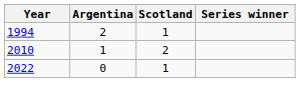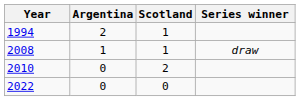+ row: (21, 50)
(103, 50) 1 -> (103, 68) 0
(165, 68) 1 -> (165, 86) 0
